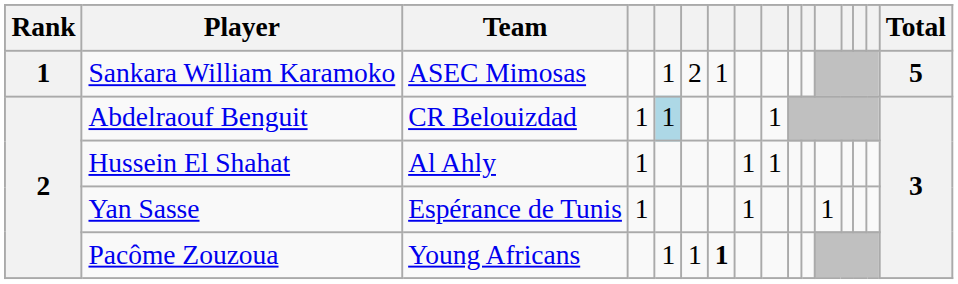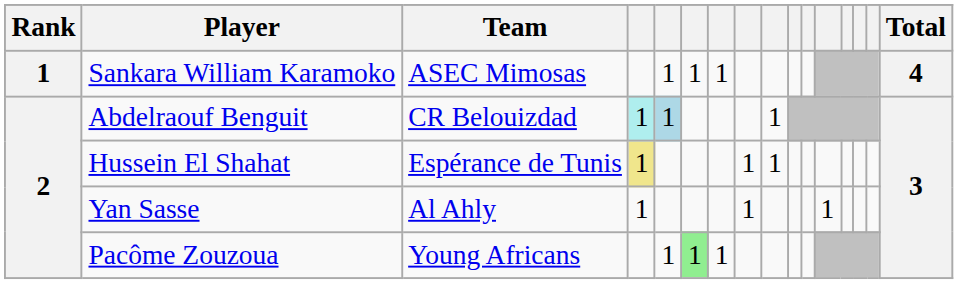(695, 72) 2 -> (695, 72) 1
(916, 72) 5 -> (916, 72) 4
(642, 118) no background -> (642, 118) paleturquoise background
(452, 163) Al Ahly -> (515, 163) Espérance de Tunis
(642, 163) no background -> (642, 163) khaki background
(515, 209) Espérance de Tunis -> (452, 209) Al Ahly
(695, 254) no background -> (695, 254) lightgreen background
(722, 254) bold -> (722, 254) normal
